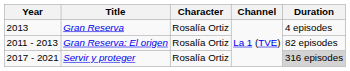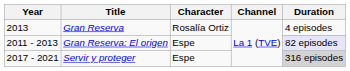(201, 43) Rosalía Ortiz -> (183, 43) Espe
(311, 43) no background -> (311, 43) lavender background
(201, 58) Rosalía Ortiz -> (183, 58) Espe
